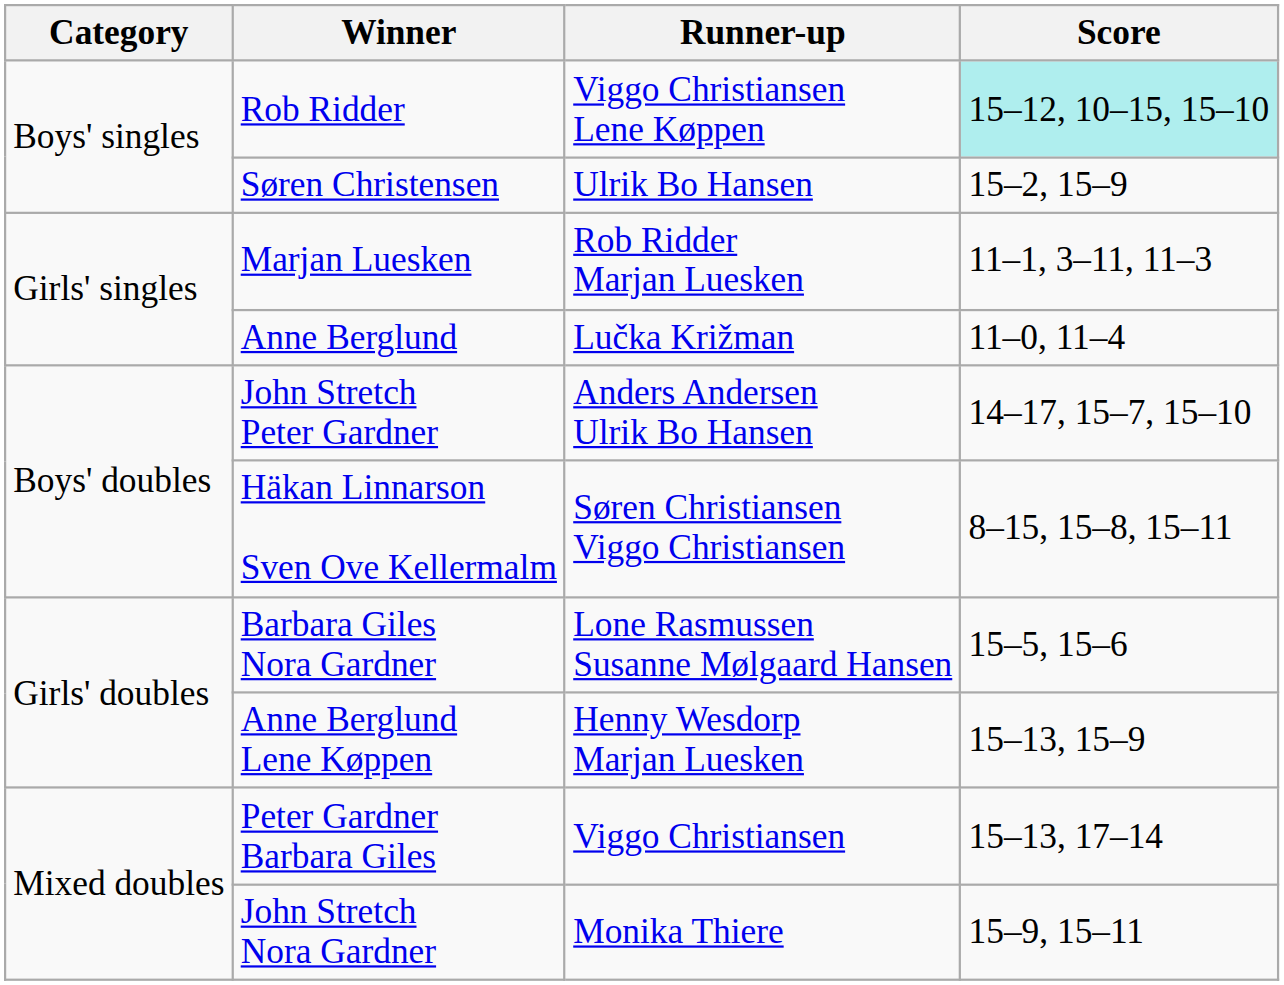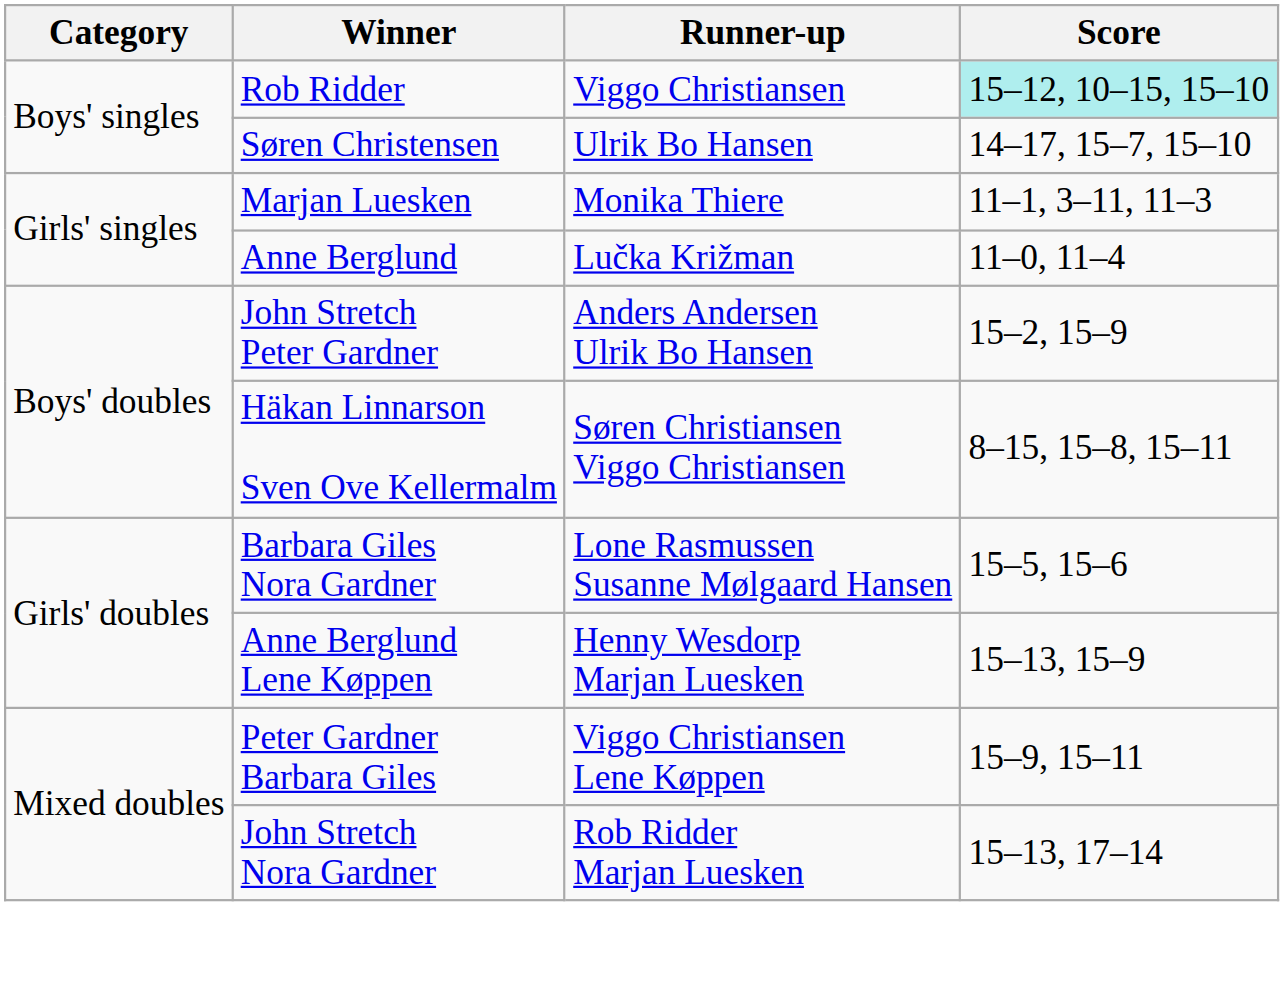(709, 108) Viggo Christiansen Lene Køppen -> (709, 88) Viggo Christiansen
(1048, 184) 15–2, 15–9 -> (1110, 144) 14–17, 15–7, 15–10
(689, 260) Rob Ridder Marjan Luesken -> (678, 200) Monika Thiere
(1110, 412) 14–17, 15–7, 15–10 -> (1048, 332) 15–2, 15–9
(709, 835) Viggo Christiansen -> (709, 756) Viggo Christiansen Lene Køppen
(1066, 835) 15–13, 17–14 -> (1056, 756) 15–9, 15–11
(678, 931) Monika Thiere -> (689, 851) Rob Ridder Marjan Luesken
(1056, 931) 15–9, 15–11 -> (1066, 851) 15–13, 17–14
